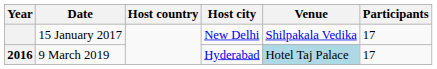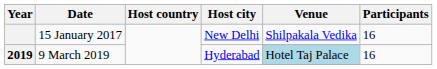(369, 34) 17 -> (369, 34) 16
(20, 54) 2016 -> (20, 54) 2019
(369, 54) 17 -> (369, 54) 16
